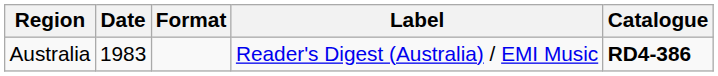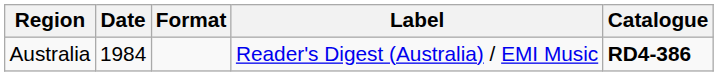(123, 53) 1983 -> (123, 53) 1984
